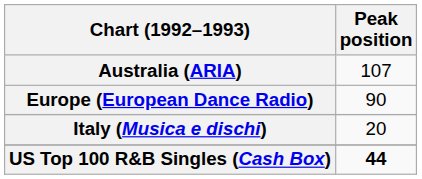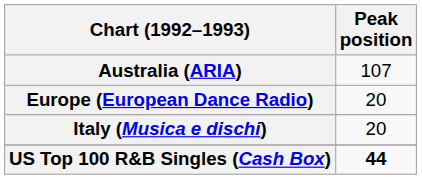(376, 99) 90 -> (376, 99) 20
